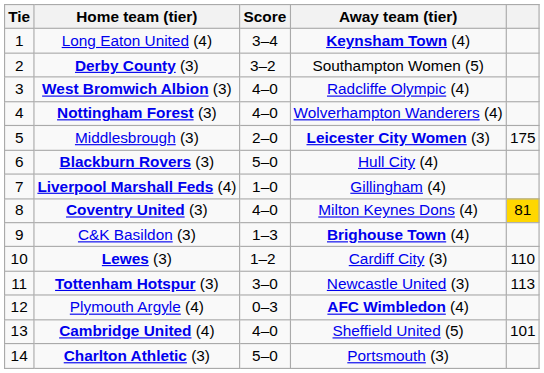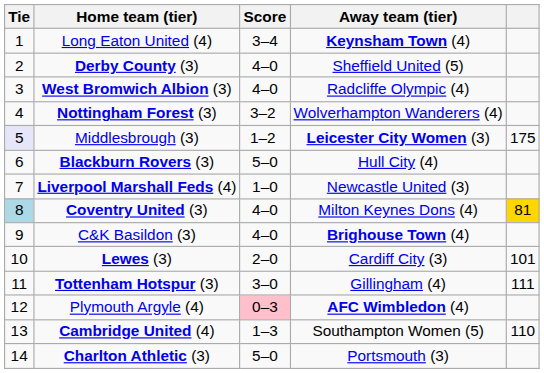(265, 65) 3–2 -> (265, 65) 4–0
(398, 65) Southampton Women (5) -> (398, 65) Sheffield United (5)
(265, 113) 4–0 -> (265, 113) 3–2
(19, 137) no background -> (19, 137) lavender background
(265, 137) 2–0 -> (265, 137) 1–2
(398, 186) Gillingham (4) -> (398, 186) Newcastle United (3)
(19, 210) no background -> (19, 210) lightblue background
(265, 234) 1–3 -> (265, 234) 4–0
(265, 259) 1–2 -> (265, 259) 2–0
(523, 259) 110 -> (523, 259) 101
(398, 283) Newcastle United (3) -> (398, 283) Gillingham (4)
(523, 283) 113 -> (523, 283) 111
(265, 307) no background -> (265, 307) pink background
(265, 331) 4–0 -> (265, 331) 1–3
(398, 331) Sheffield United (5) -> (398, 331) Southampton Women (5)
(523, 331) 101 -> (523, 331) 110
